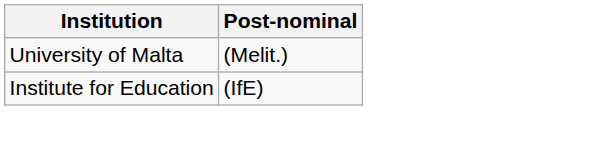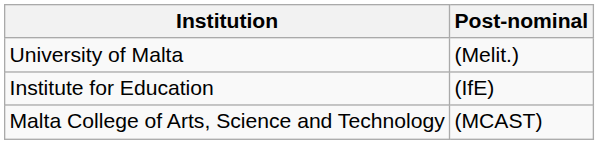+ row: (227, 121)
